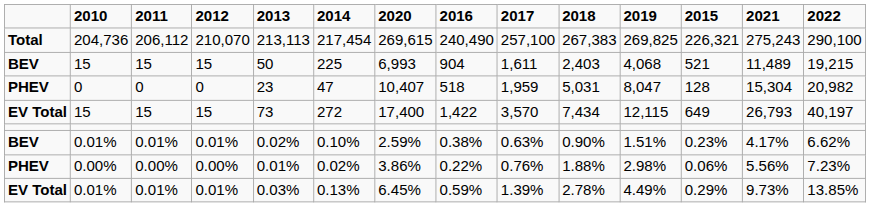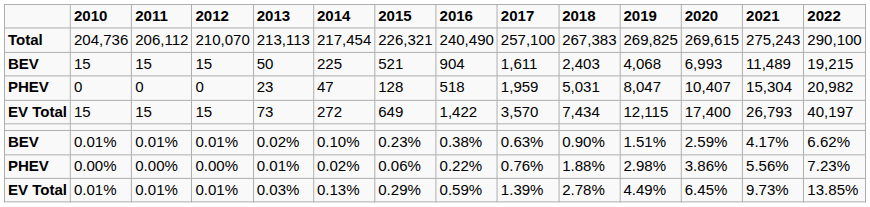columns swapped: (701, 16) <-> (395, 16)
